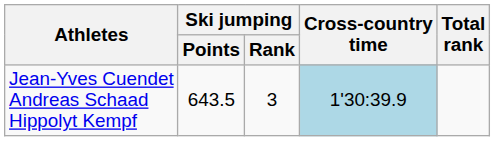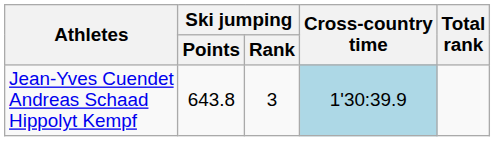(211, 101) 643.5 -> (211, 101) 643.8
